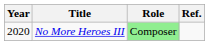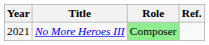(18, 31) 2020 -> (18, 31) 2021
